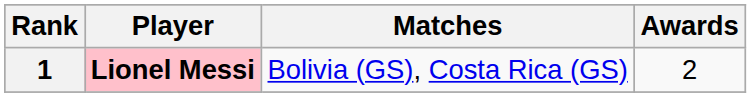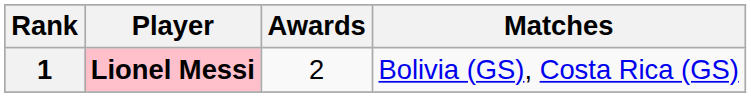columns swapped: (448, 26) <-> (690, 26)
